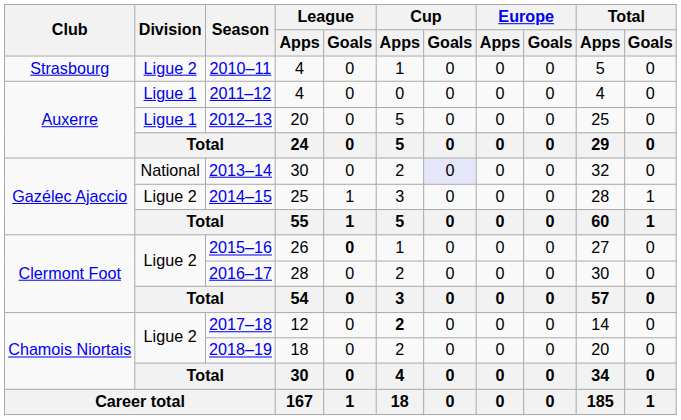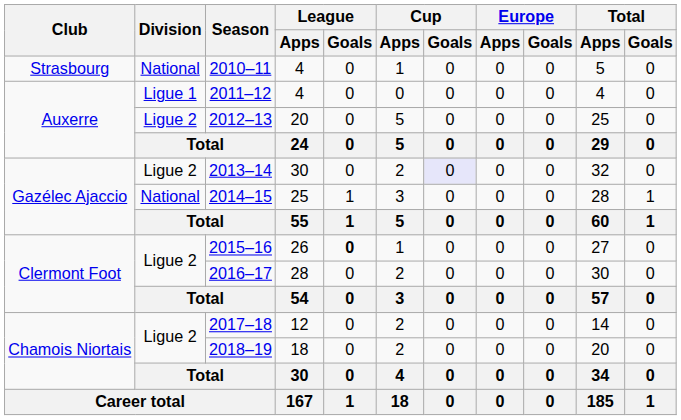(170, 68) Ligue 2 -> (170, 68) National
(170, 119) Ligue 1 -> (170, 119) Ligue 2
(170, 171) National -> (170, 171) Ligue 2
(170, 196) Ligue 2 -> (170, 196) National
(400, 324) bold -> (400, 324) normal
